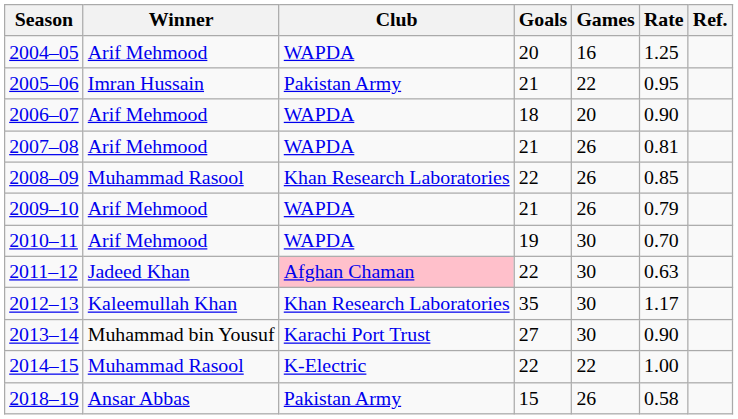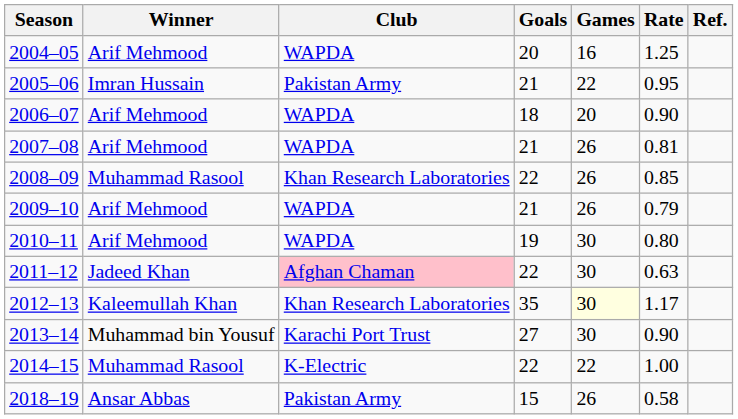(661, 240) 0.70 -> (661, 240) 0.80
(586, 303) no background -> (586, 303) lightyellow background
